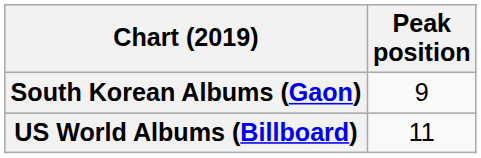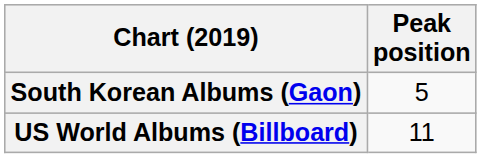(422, 92) 9 -> (422, 92) 5
